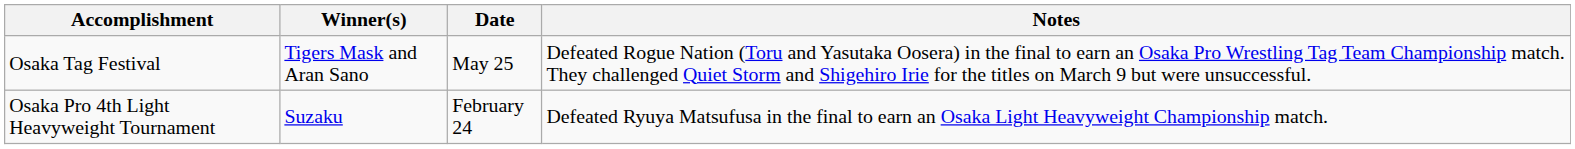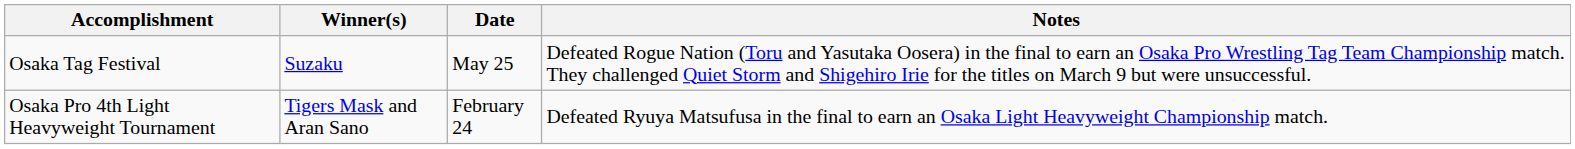(351, 62) Tigers Mask and Aran Sano -> (314, 62) Suzaku
(314, 116) Suzaku -> (351, 116) Tigers Mask and Aran Sano
